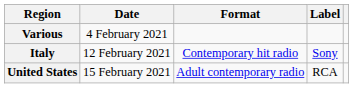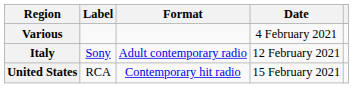columns swapped: (127, 14) <-> (325, 14)
(240, 53) Contemporary hit radio -> (183, 53) Adult contemporary radio
(240, 72) Adult contemporary radio -> (183, 72) Contemporary hit radio
